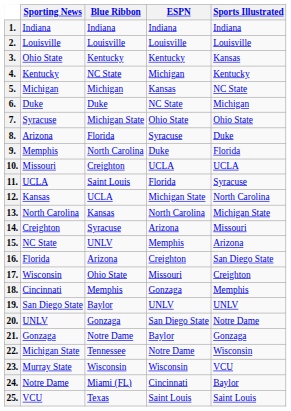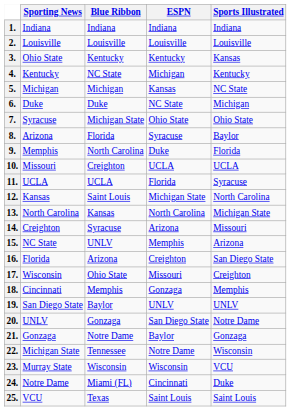(223, 136) Duke -> (226, 136) Baylor
(109, 182) Saint Louis -> (100, 182) UCLA
(100, 197) UCLA -> (109, 197) Saint Louis
(226, 383) Baylor -> (223, 383) Duke
